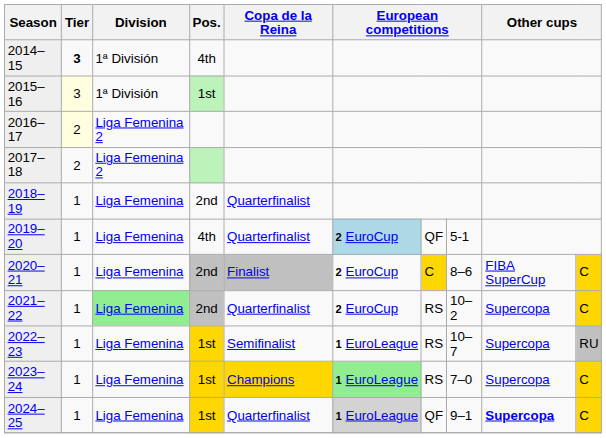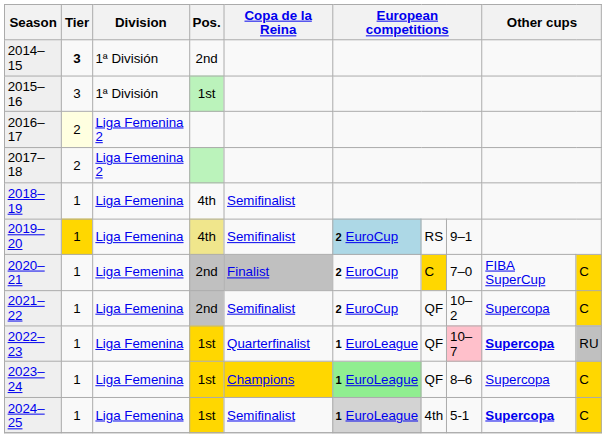(207, 58) 4th -> (207, 58) 2nd
(77, 93) lightyellow background -> (77, 93) no background
(207, 200) 2nd -> (207, 200) 4th
(269, 200) Quarterfinalist -> (261, 200) Semifinalist
(77, 236) no background -> (77, 236) gold background
(207, 236) no background -> (207, 236) khaki background
(269, 236) Quarterfinalist -> (261, 236) Semifinalist
(434, 236) QF -> (434, 236) RS
(460, 236) 5-1 -> (461, 236) 9–1
(461, 272) 8–6 -> (461, 272) 7–0
(139, 308) lightgreen background -> (139, 308) no background
(269, 308) Quarterfinalist -> (261, 308) Semifinalist
(434, 308) RS -> (434, 308) QF
(261, 343) Semifinalist -> (269, 343) Quarterfinalist
(434, 343) RS -> (434, 343) QF
(461, 343) no background -> (461, 343) pink background
(518, 343) normal -> (520, 343) bold
(434, 379) RS -> (434, 379) QF
(461, 379) 7–0 -> (461, 379) 8–6
(269, 415) Quarterfinalist -> (261, 415) Semifinalist
(434, 415) QF -> (434, 415) 4th
(461, 415) 9–1 -> (460, 415) 5-1
